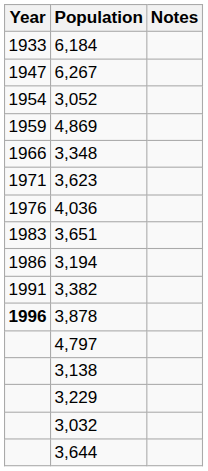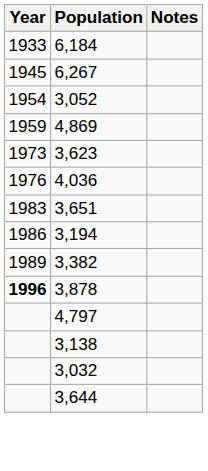(28, 72) 1947 -> (28, 72) 1945
- row: (76, 153)
(28, 180) 1971 -> (28, 153) 1973
(28, 289) 1991 -> (28, 262) 1989
- row: (76, 398)
